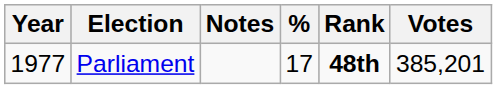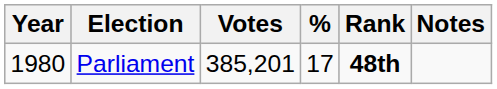columns swapped: (440, 24) <-> (240, 24)
(38, 63) 1977 -> (38, 63) 1980
